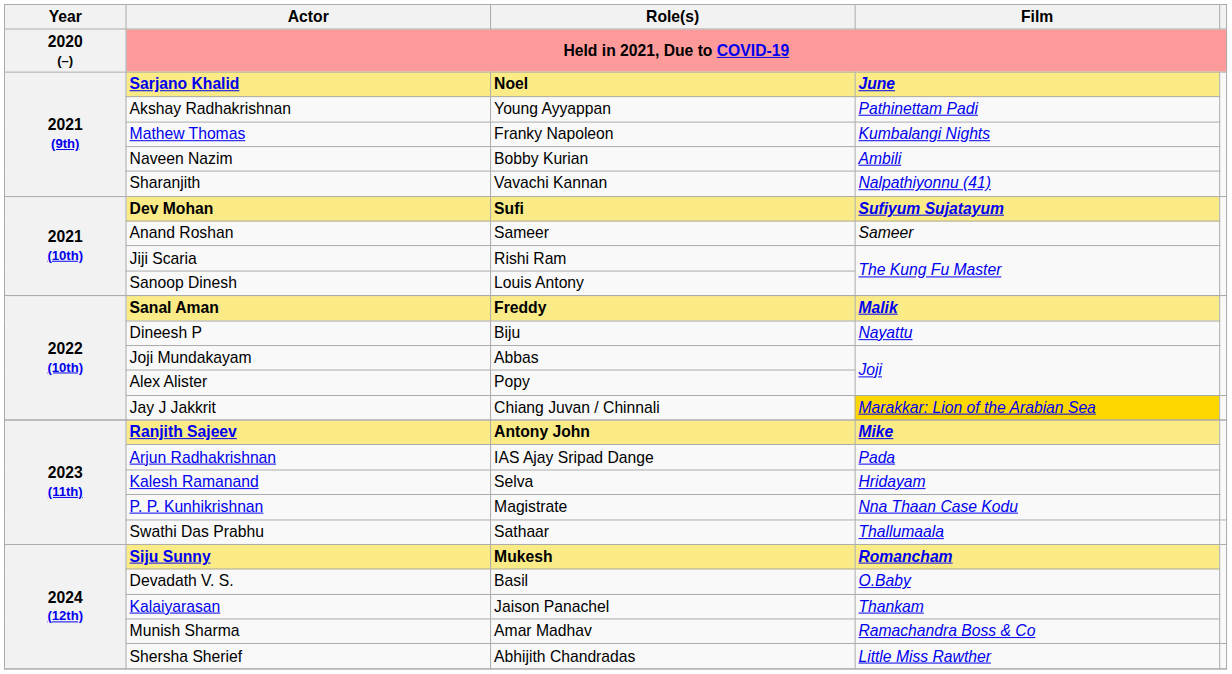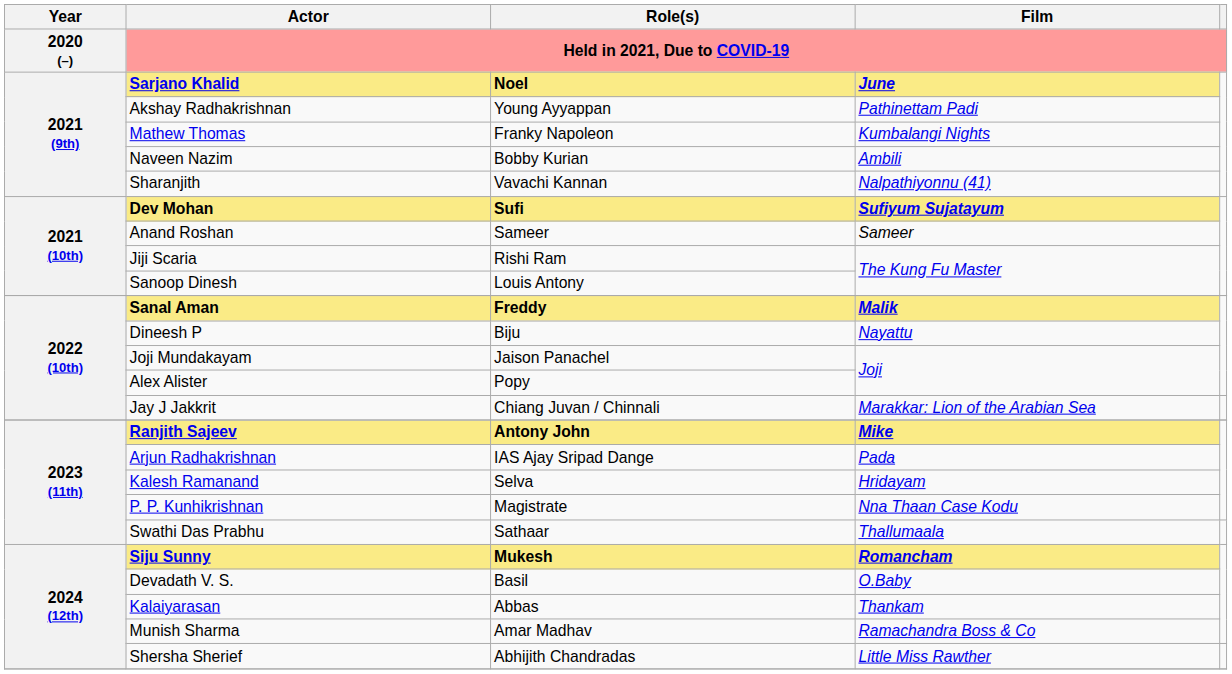(516, 357) Abbas -> (552, 357) Jaison Panachel
(977, 407) gold background -> (977, 407) no background
(552, 606) Jaison Panachel -> (516, 606) Abbas
